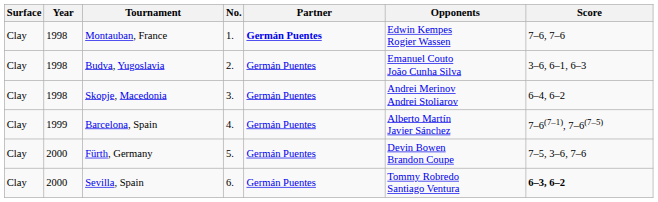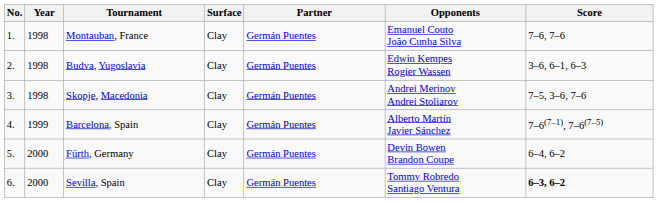columns swapped: (234, 12) <-> (24, 12)
(284, 35) bold -> (281, 35) normal
(420, 35) Edwin Kempes Rogier Wassen -> (424, 35) Emanuel Couto João Cunha Silva
(424, 65) Emanuel Couto João Cunha Silva -> (420, 65) Edwin Kempes Rogier Wassen
(547, 94) 6–4, 6–2 -> (557, 94) 7–5, 3–6, 7–6
(557, 153) 7–5, 3–6, 7–6 -> (547, 153) 6–4, 6–2
